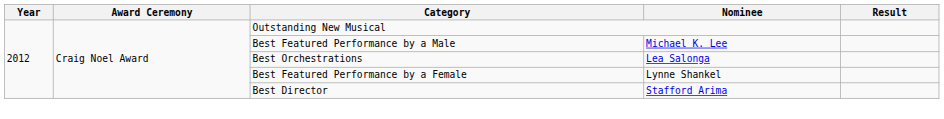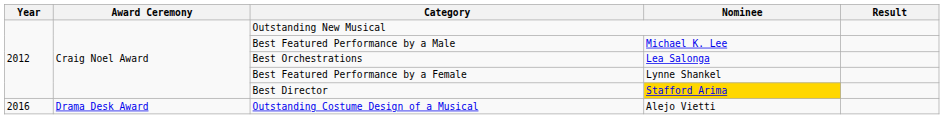(687, 91) no background -> (687, 91) gold background
+ row: (366, 106)
